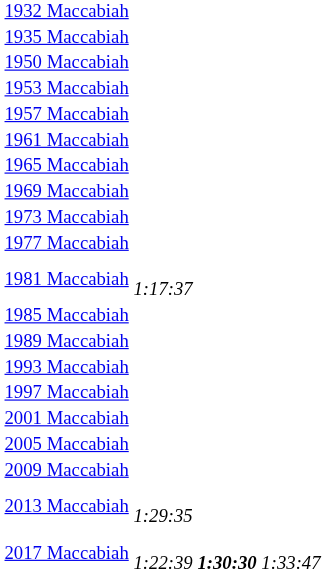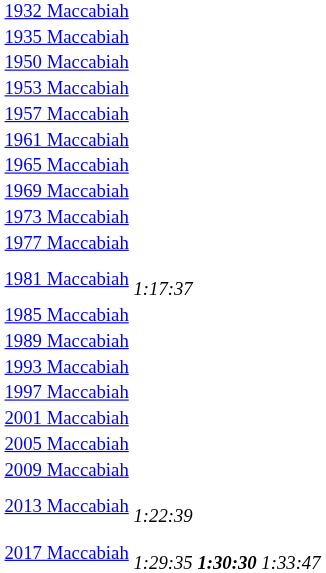(163, 516) 1:29:35 -> (163, 516) 1:22:39
(163, 563) 1:22:39 -> (163, 563) 1:29:35
